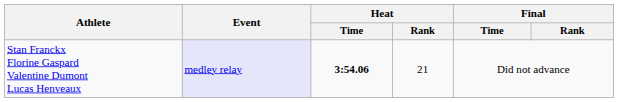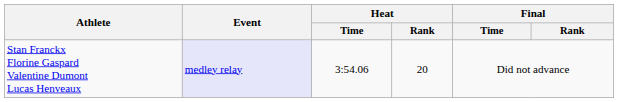(352, 69) bold -> (352, 69) normal
(423, 69) 21 -> (422, 69) 20
